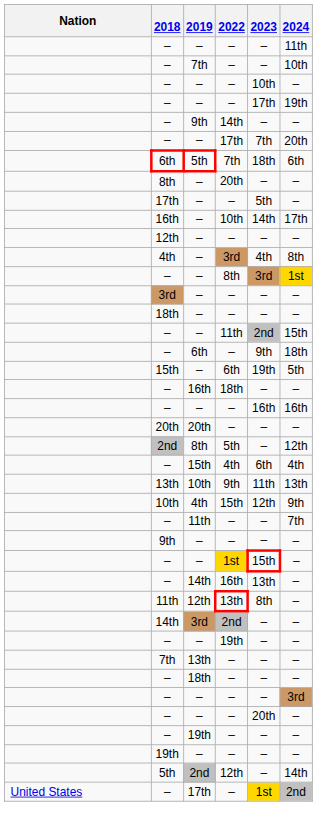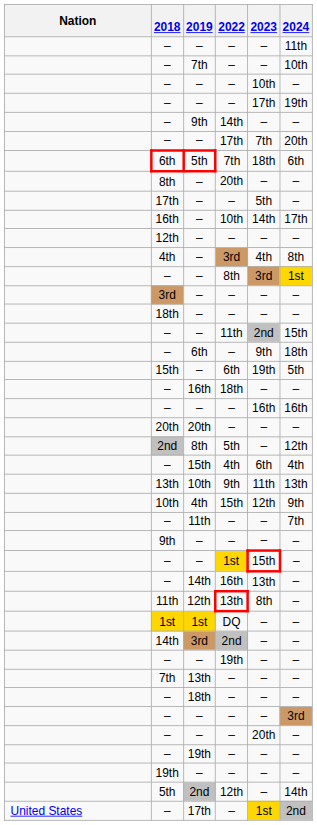+ row: (167, 622)
